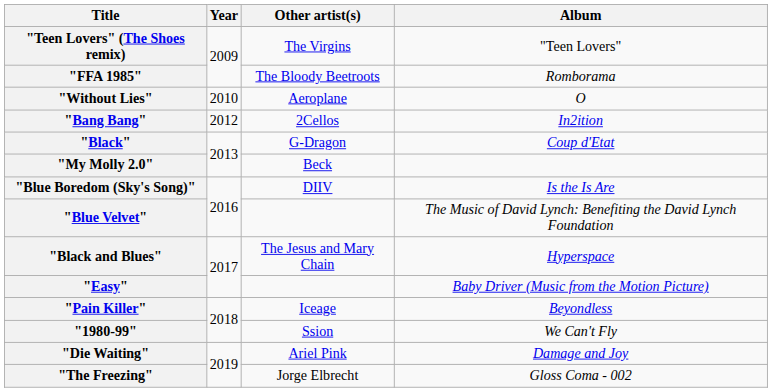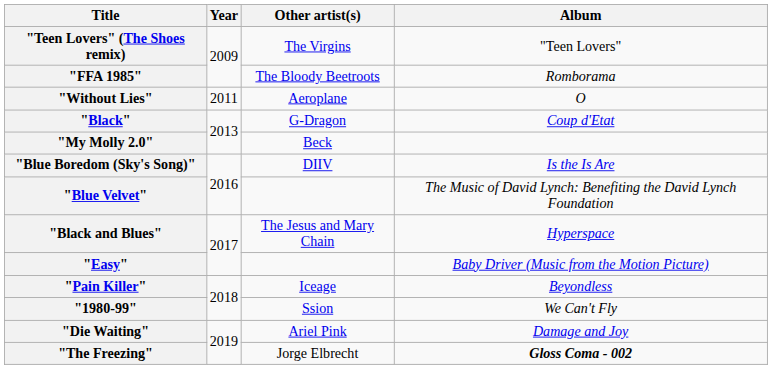(224, 98) 2010 -> (224, 98) 2011
- row: (106, 120)
(581, 375) normal -> (581, 353) bold
